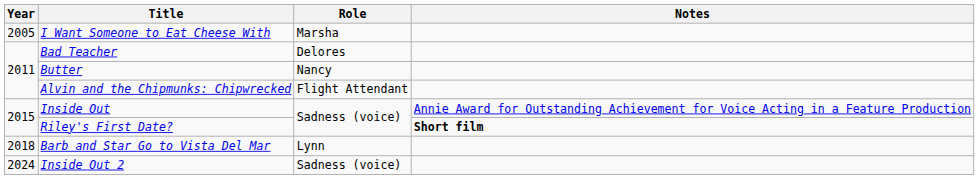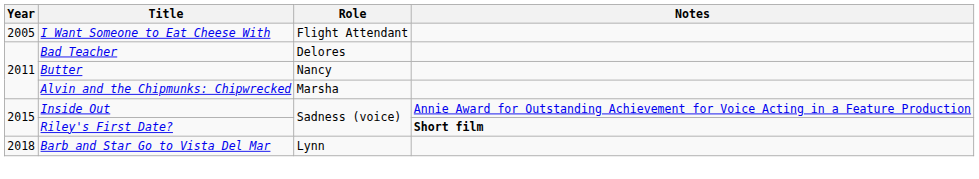(318, 33) Marsha -> (353, 33) Flight Attendant
(353, 89) Flight Attendant -> (318, 89) Marsha
- row: (82, 165)
